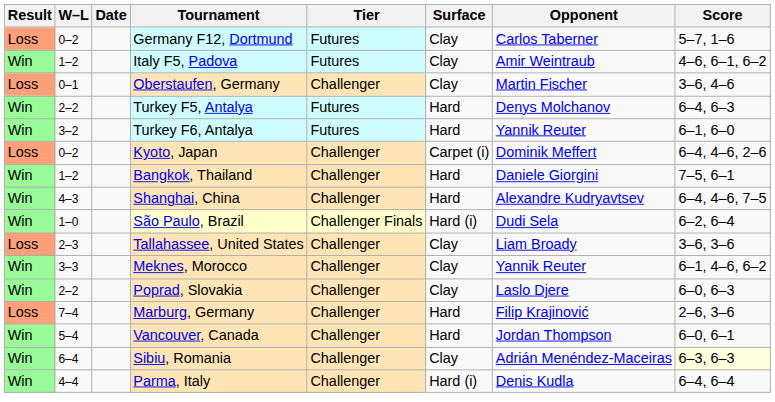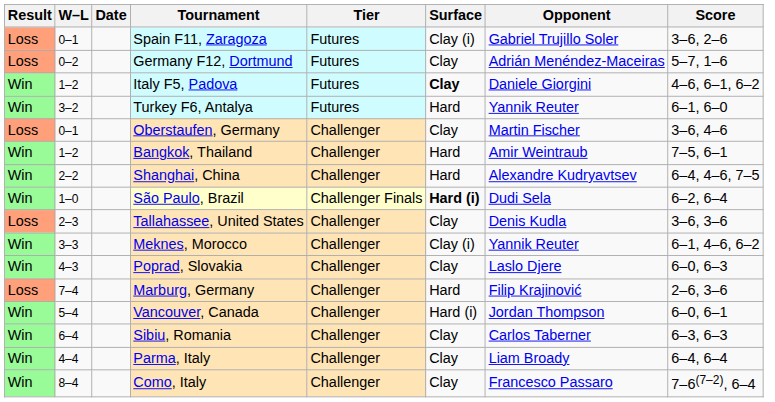+ row: (200, 38)
(547, 38) Carlos Taberner -> (577, 61) Adrián Menéndez-Maceiras
(444, 61) normal -> (444, 84) bold
(545, 61) Amir Weintraub -> (540, 84) Daniele Giorgini
rows swapped: (207, 84) <-> (193, 130)
- row: (193, 107)
- row: (175, 152)
(547, 175) Daniele Giorgini -> (538, 152) Amir Weintraub
(68, 199) 4–3 -> (68, 176) 2–2
(453, 221) normal -> (454, 198) bold
(536, 244) Liam Broady -> (527, 221) Denis Kudla
(444, 267) Clay -> (452, 244) Clay (i)
(68, 290) 2–2 -> (68, 268) 4–3
(445, 335) Hard -> (453, 312) Hard (i)
(584, 358) Adrián Menéndez-Maceiras -> (540, 335) Carlos Taberner
(707, 358) lightyellow background -> (699, 335) no background
(453, 381) Hard (i) -> (444, 358) Clay
(535, 381) Denis Kudla -> (529, 358) Liam Broady
+ row: (170, 383)
